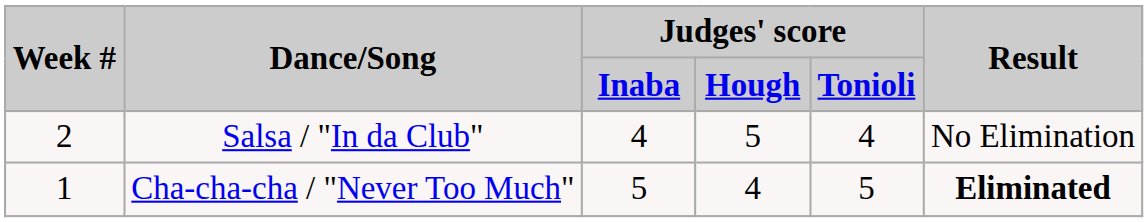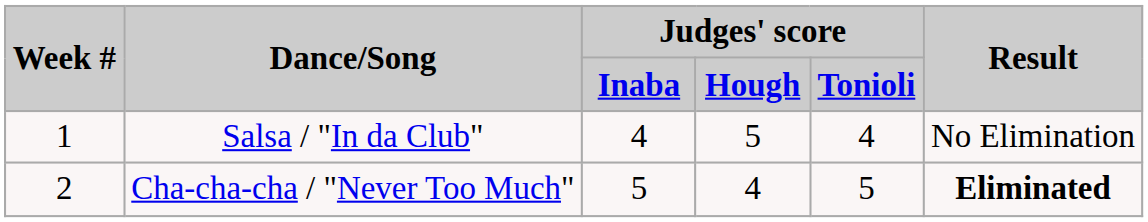(64, 136) 2 -> (64, 136) 1
(64, 188) 1 -> (64, 188) 2
